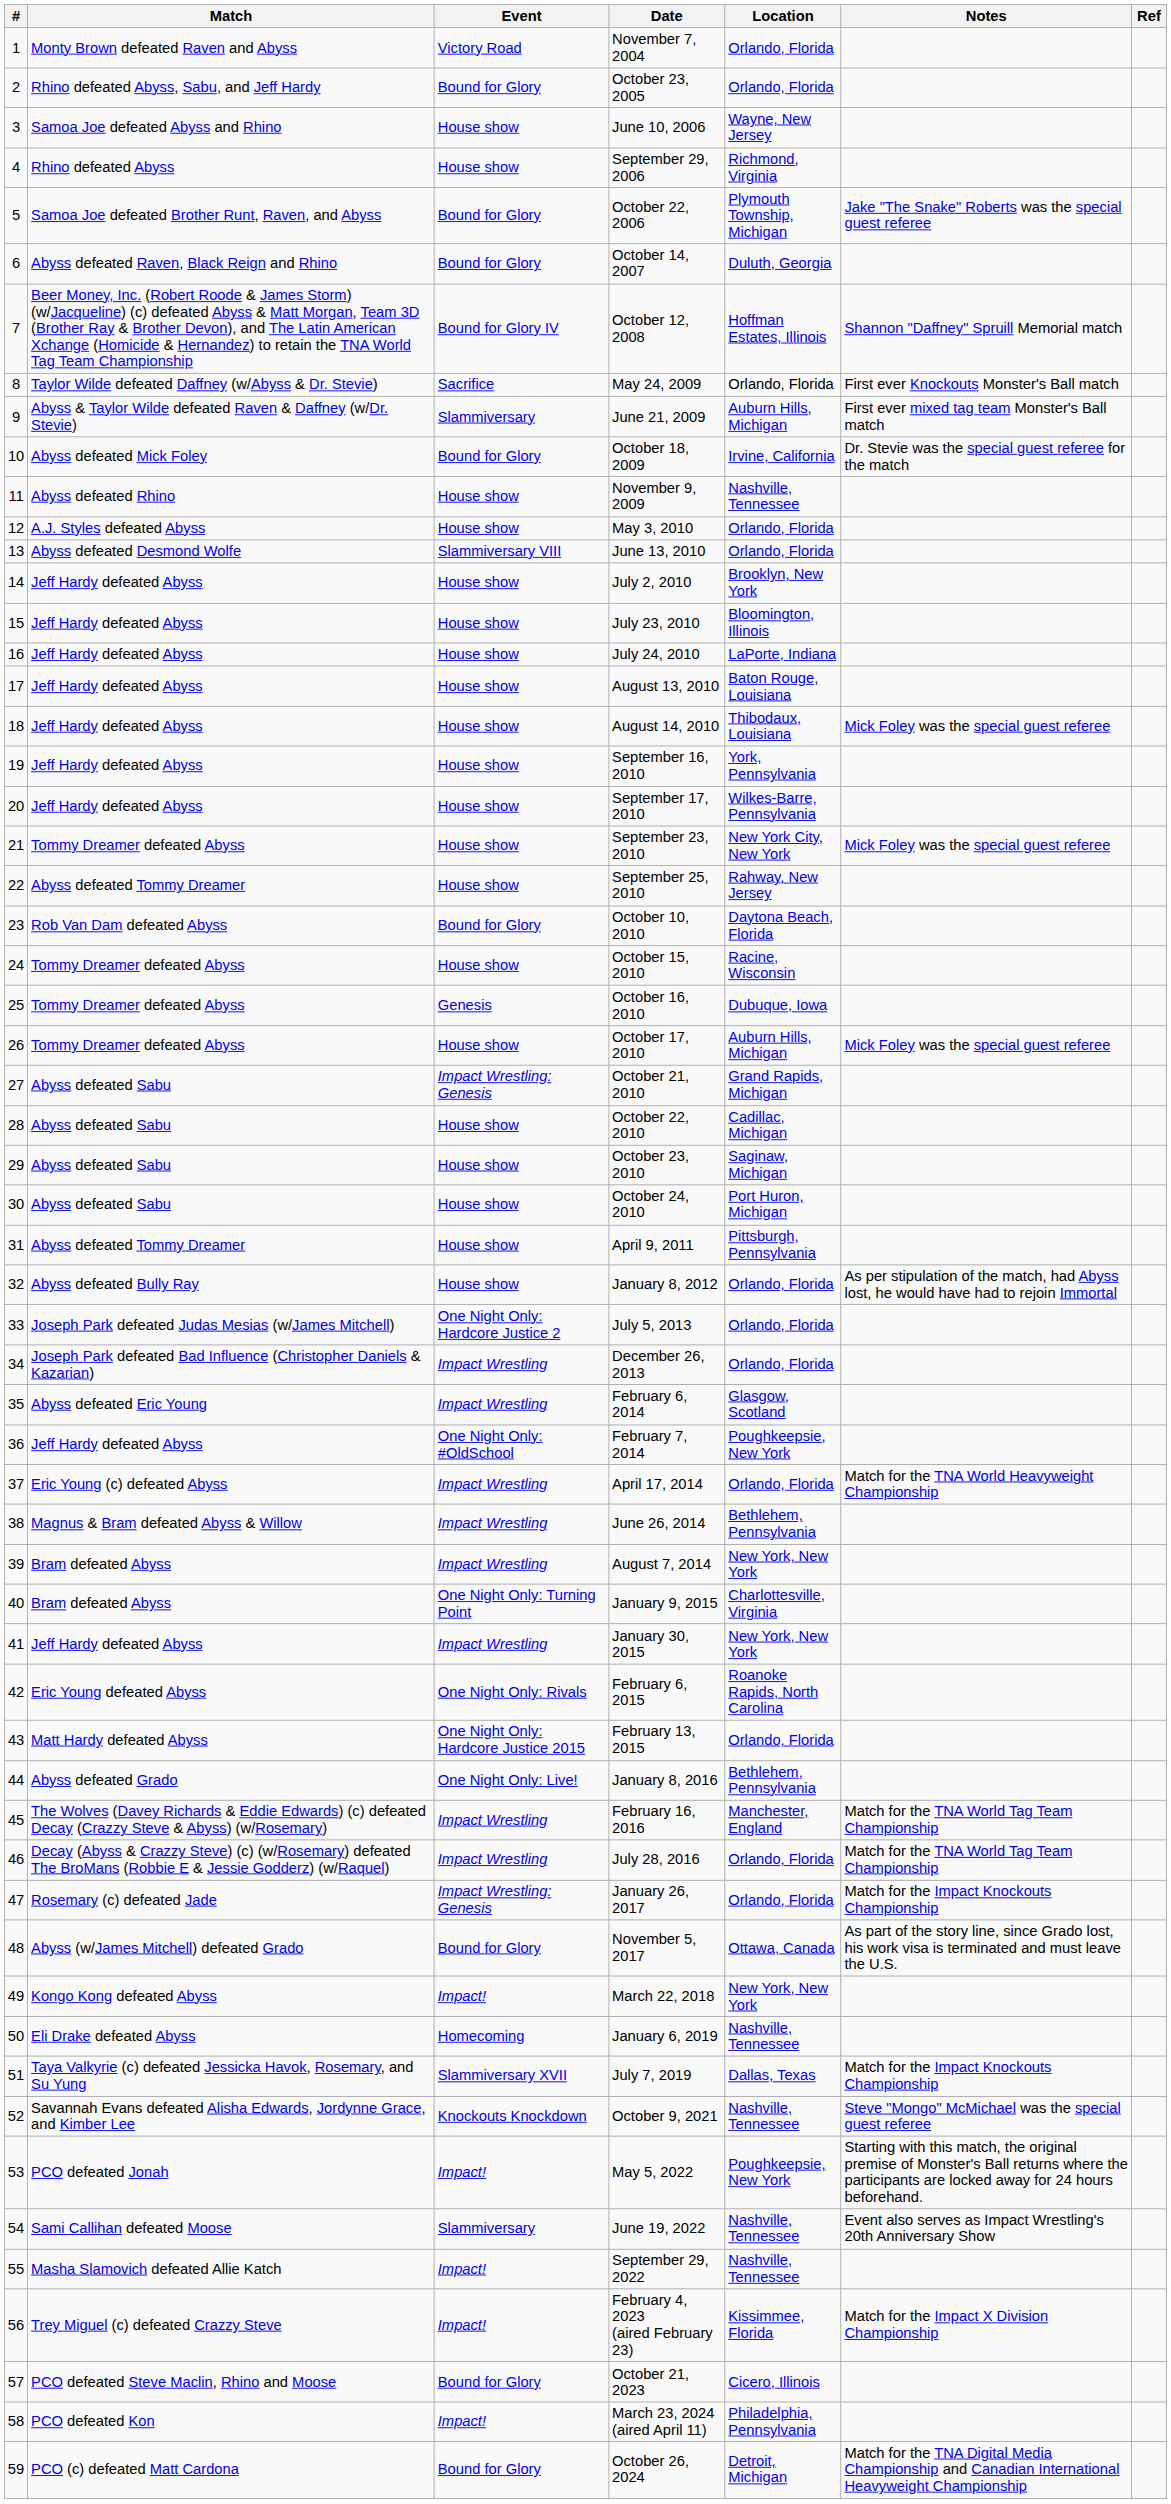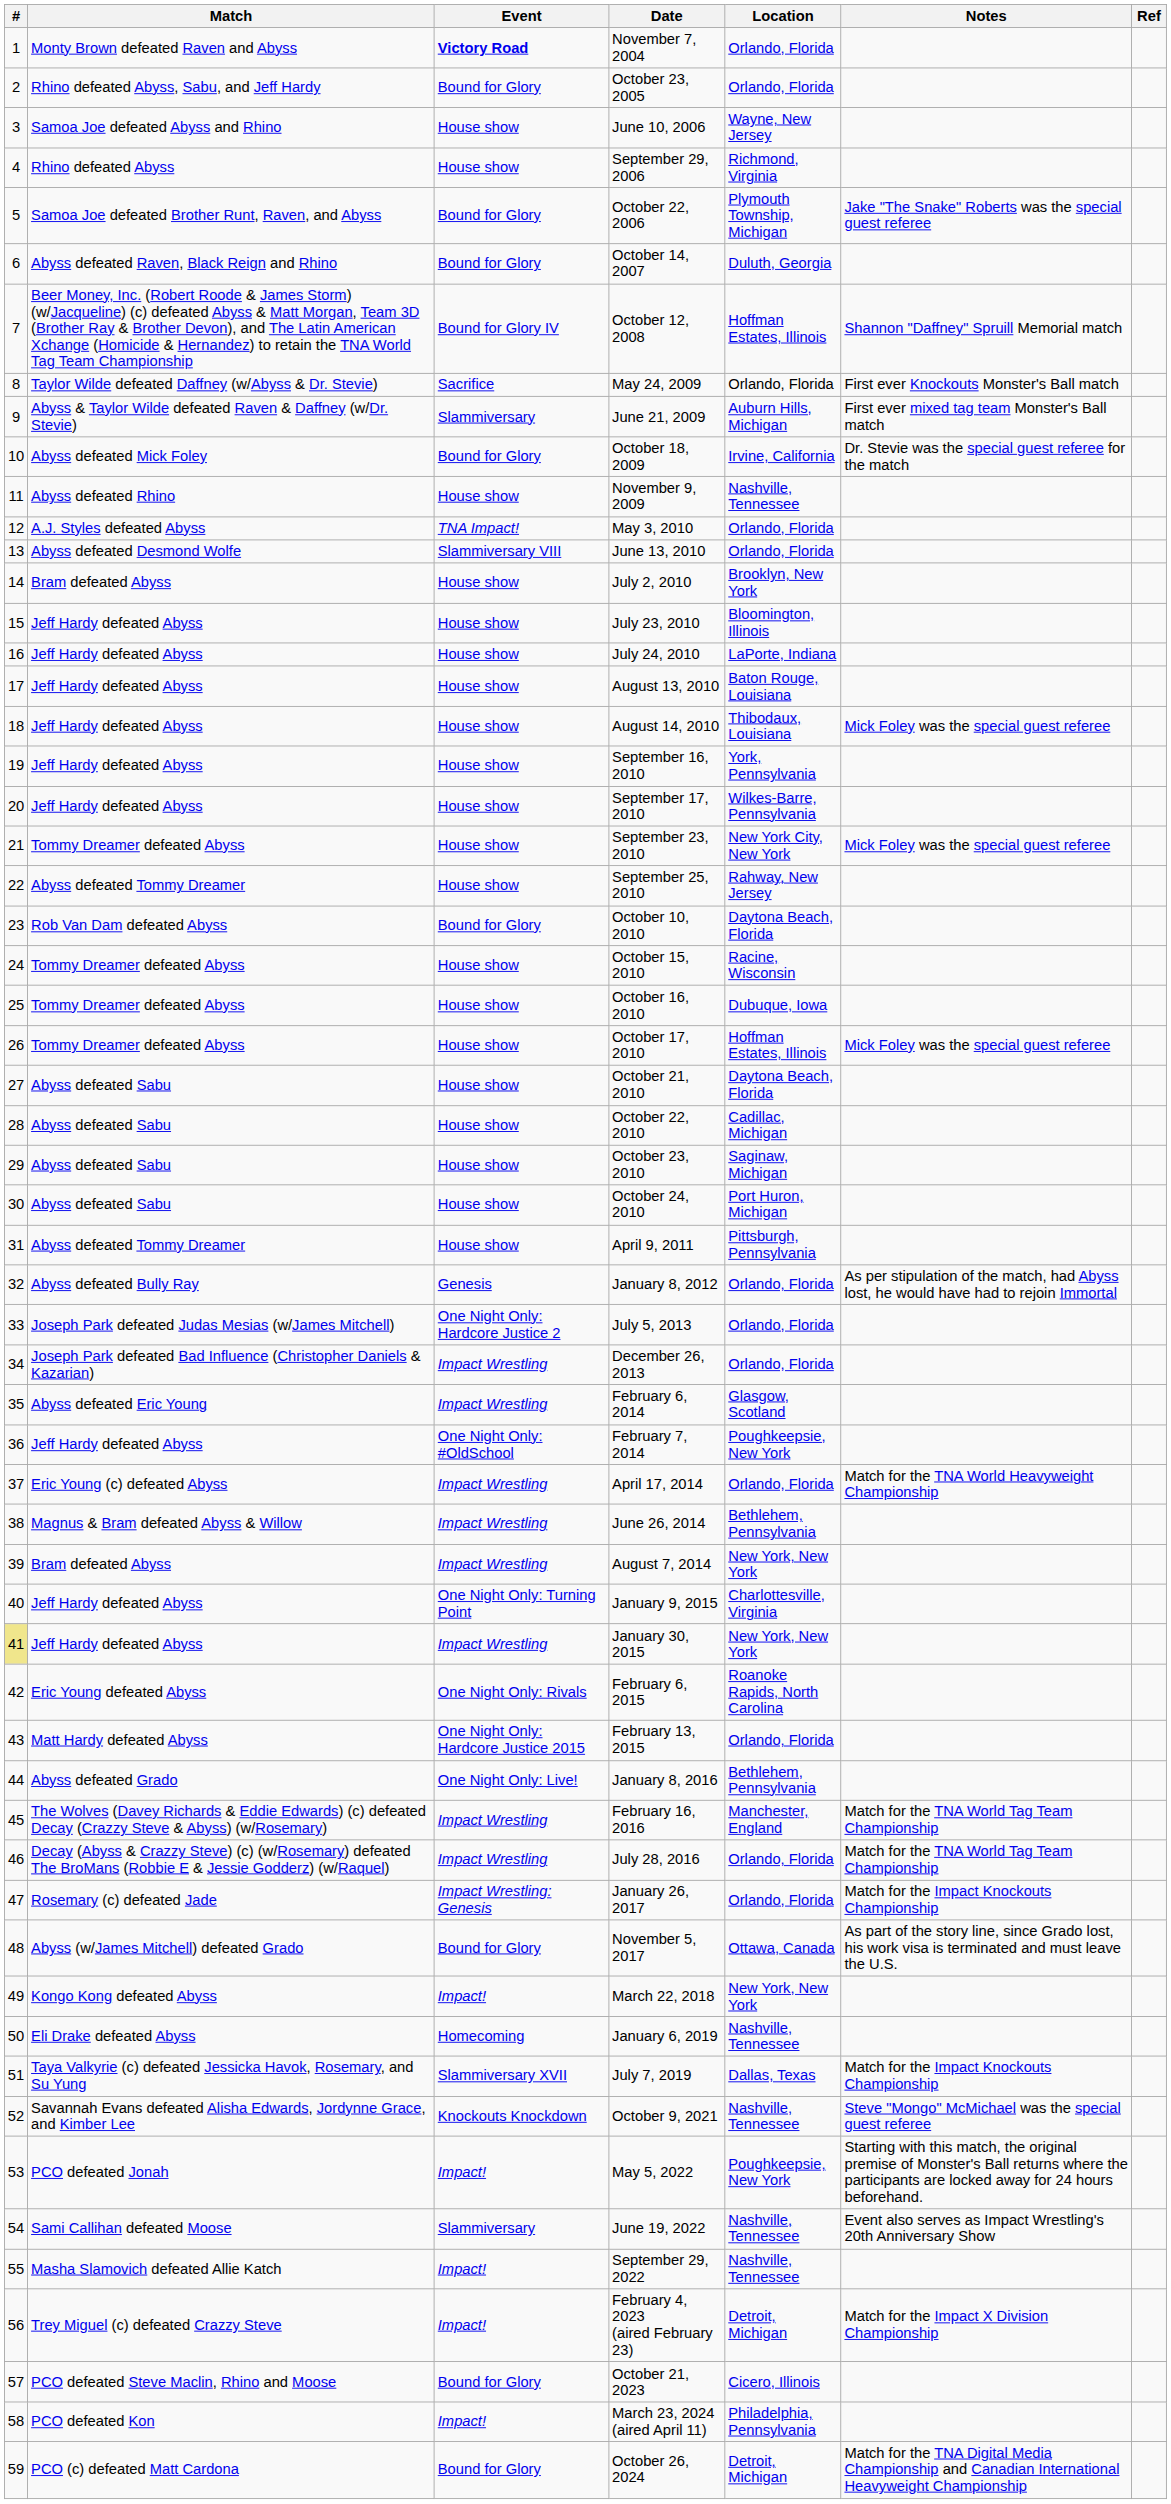(480, 47) normal -> (483, 47) bold
(478, 528) House show -> (478, 528) TNA Impact!
(117, 583) Jeff Hardy defeated Abyss -> (101, 583) Bram defeated Abyss
(465, 1005) Genesis -> (478, 1005) House show
(770, 1045) Auburn Hills, Michigan -> (777, 1045) Hoffman Estates, Illinois
(495, 1085) Impact Wrestling: Genesis -> (478, 1085) House show
(776, 1085) Grand Rapids, Michigan -> (781, 1085) Daytona Beach, Florida
(478, 1284) House show -> (465, 1284) Genesis
(101, 1604) Bram defeated Abyss -> (117, 1604) Jeff Hardy defeated Abyss
(16, 1643) no background -> (16, 1643) khaki background
(766, 2325) Kissimmee, Florida -> (758, 2325) Detroit, Michigan
